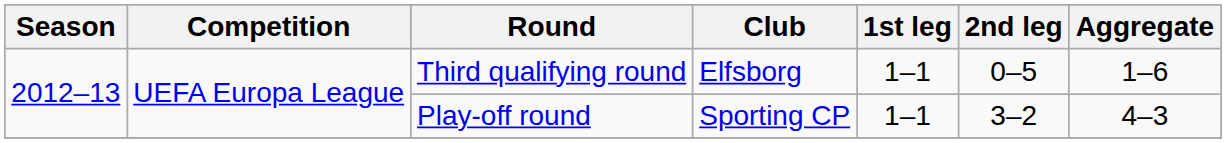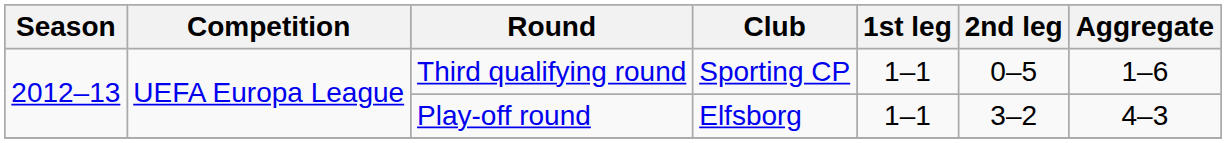(751, 71) Elfsborg -> (775, 71) Sporting CP
(775, 115) Sporting CP -> (751, 115) Elfsborg
